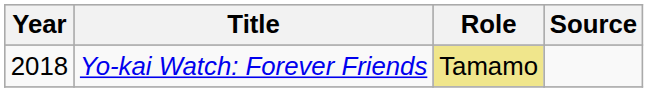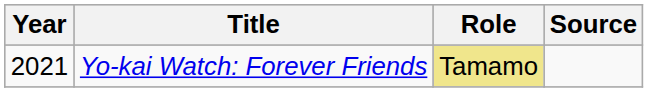(39, 65) 2018 -> (39, 65) 2021
